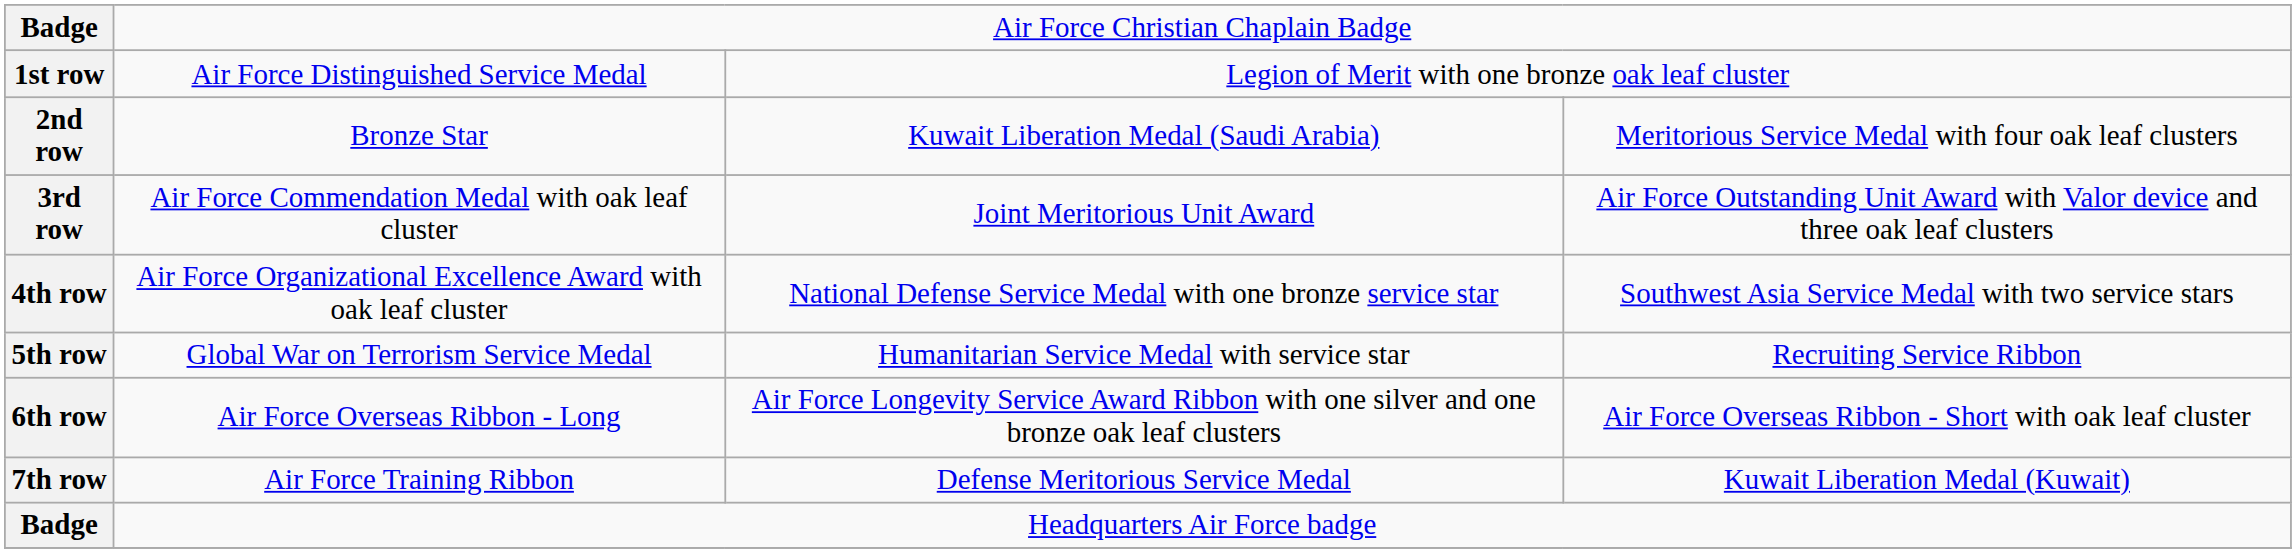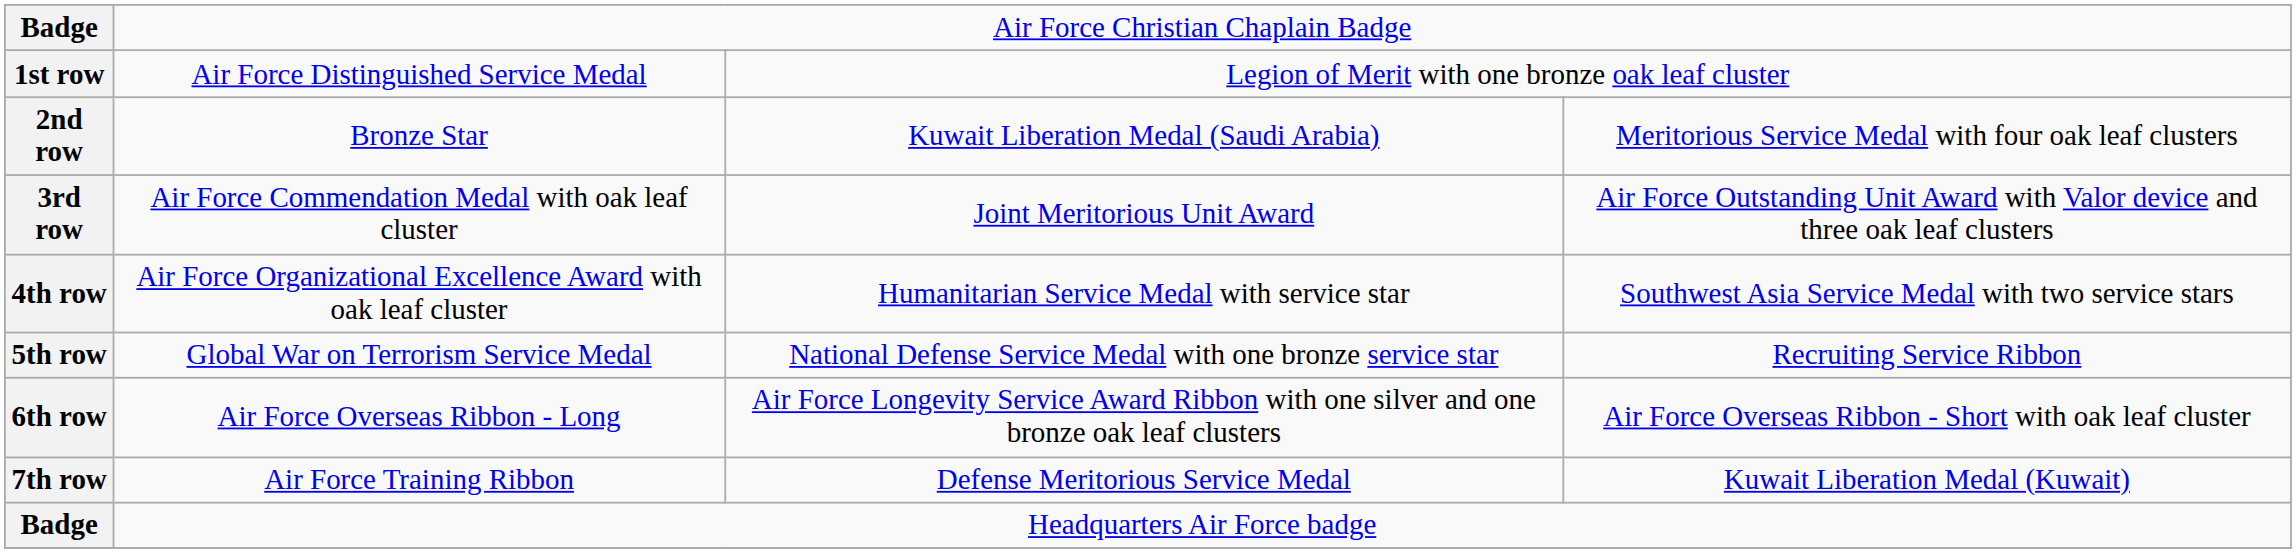(1144, 292) National Defense Service Medal with one bronze service star -> (1144, 292) Humanitarian Service Medal with service star
(1144, 354) Humanitarian Service Medal with service star -> (1144, 354) National Defense Service Medal with one bronze service star
